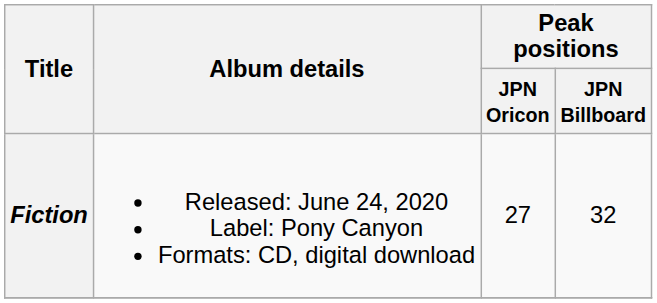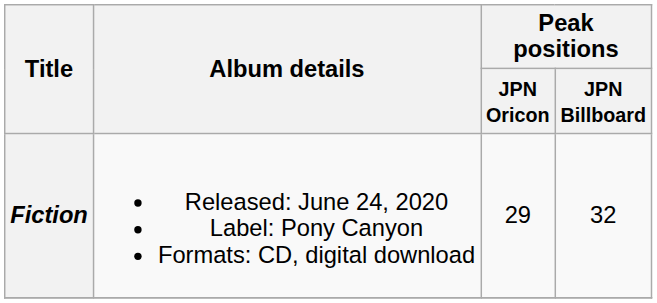(518, 215) 27 -> (518, 215) 29
